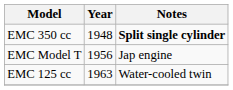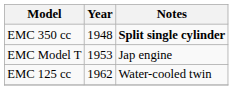(100, 54) 1956 -> (100, 54) 1953
(100, 74) 1963 -> (100, 74) 1962
